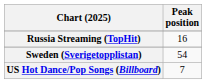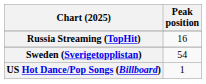(182, 70) 7 -> (182, 70) 1
